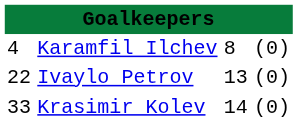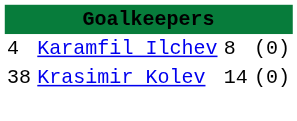- row: (115, 77)
(19, 106) 33 -> (19, 77) 38
